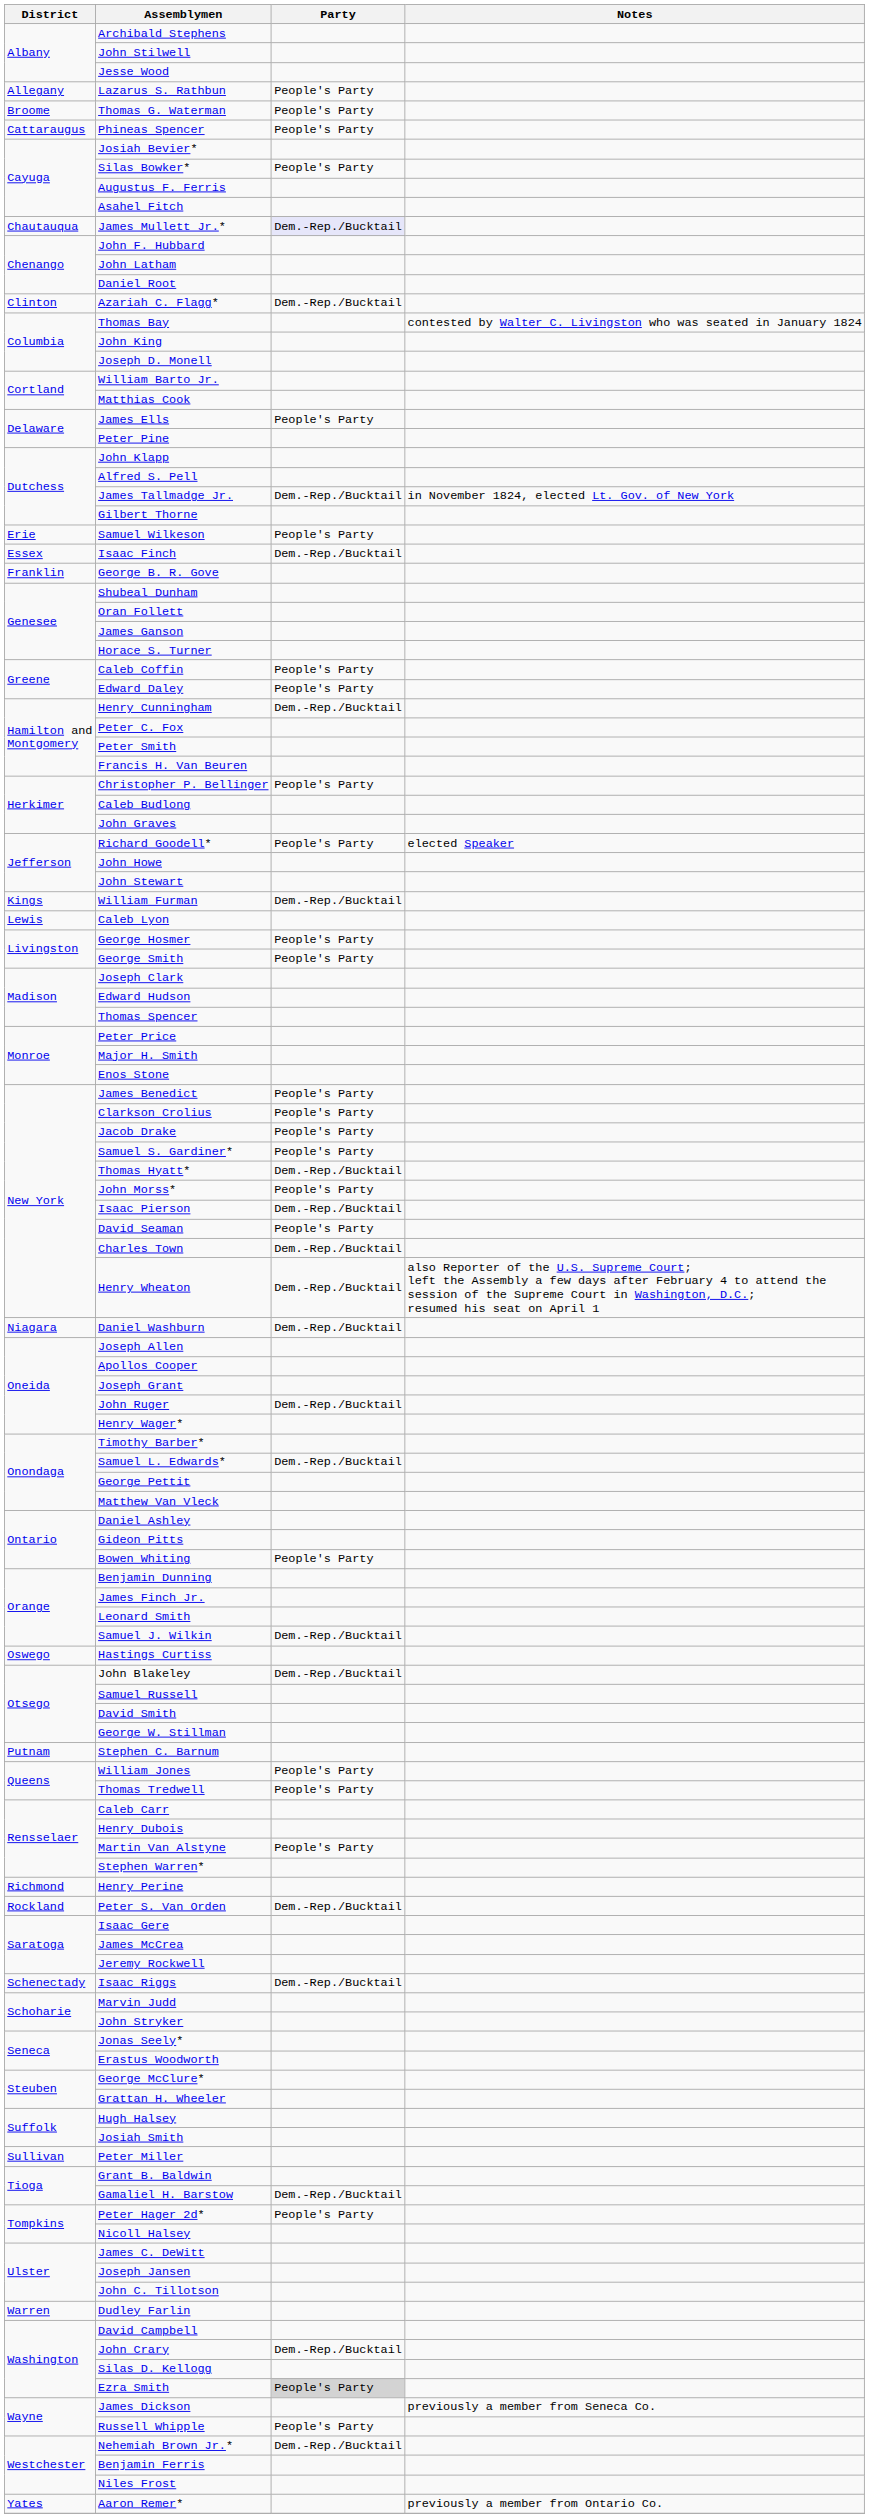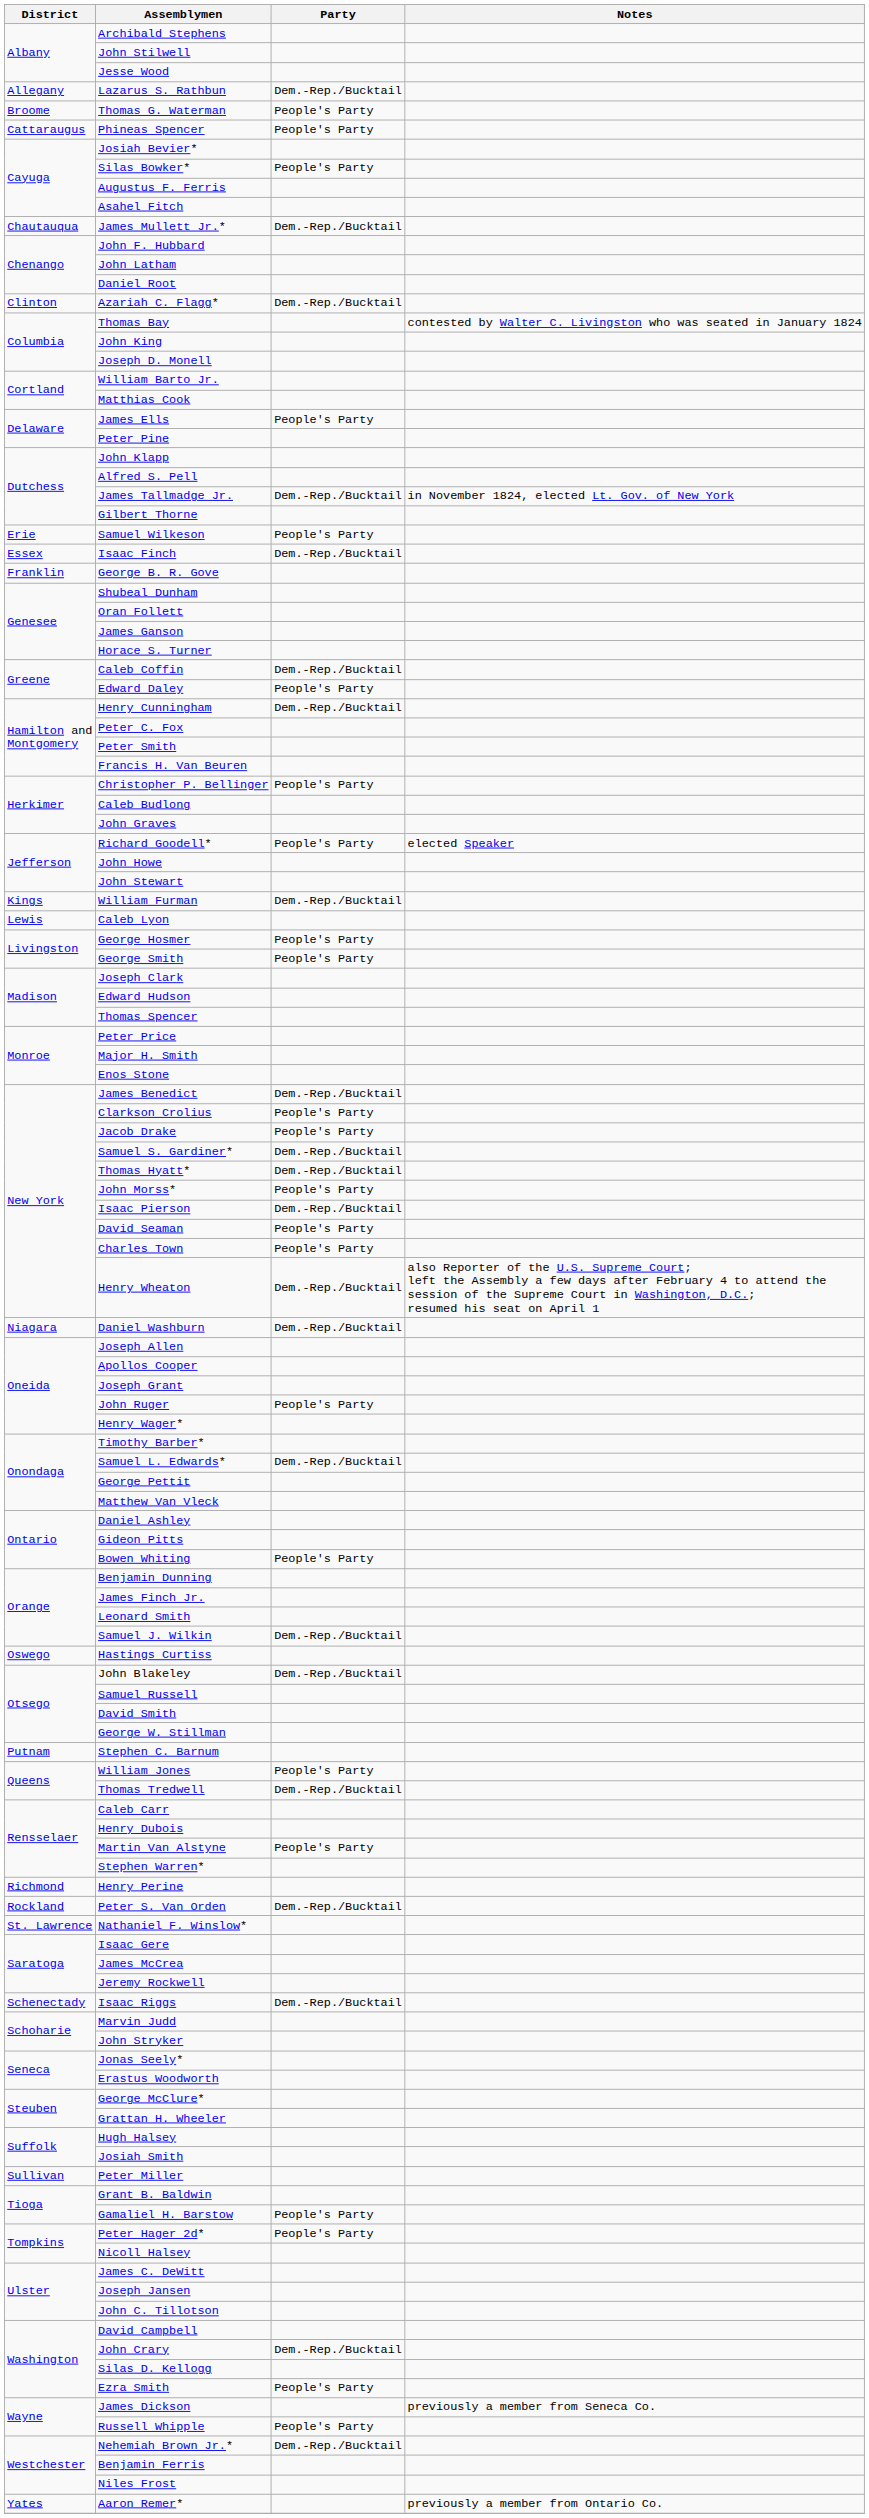(324, 91) People's Party -> (338, 91) Dem.-Rep./Bucktail
(338, 226) lavender background -> (338, 226) no background
(324, 670) People's Party -> (338, 670) Dem.-Rep./Bucktail
(324, 1094) People's Party -> (338, 1094) Dem.-Rep./Bucktail
(324, 1152) People's Party -> (338, 1152) Dem.-Rep./Bucktail
(338, 1248) Dem.-Rep./Bucktail -> (324, 1248) People's Party
(338, 1405) Dem.-Rep./Bucktail -> (324, 1405) People's Party
(324, 1790) People's Party -> (338, 1790) Dem.-Rep./Bucktail
+ row: (173, 1925)
(338, 2195) Dem.-Rep./Bucktail -> (324, 2214) People's Party
- row: (144, 2311)
(324, 2388) lightgrey background -> (324, 2388) no background
